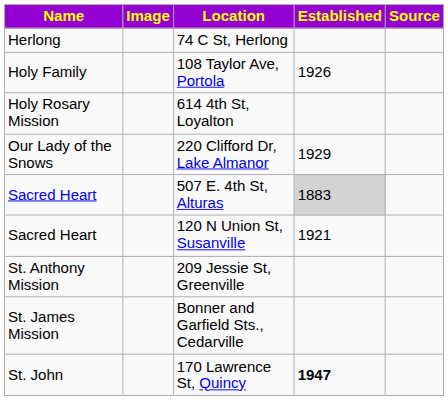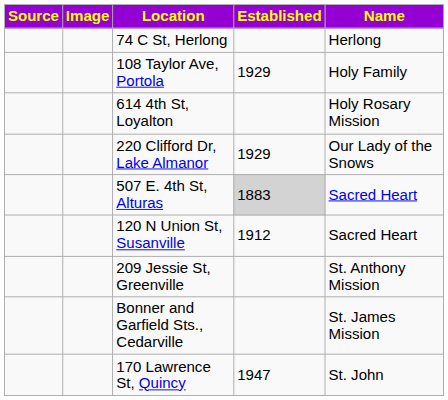columns swapped: (64, 16) <-> (414, 16)
(314, 72) 1926 -> (254, 72) 1929
(314, 235) 1921 -> (254, 235) 1912
(314, 374) bold -> (254, 374) normal
